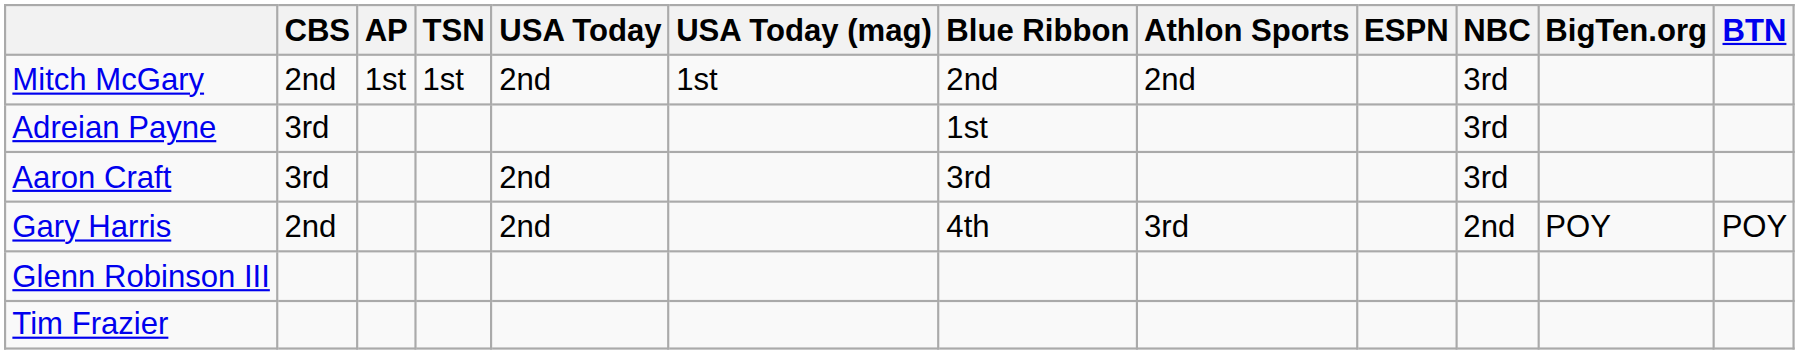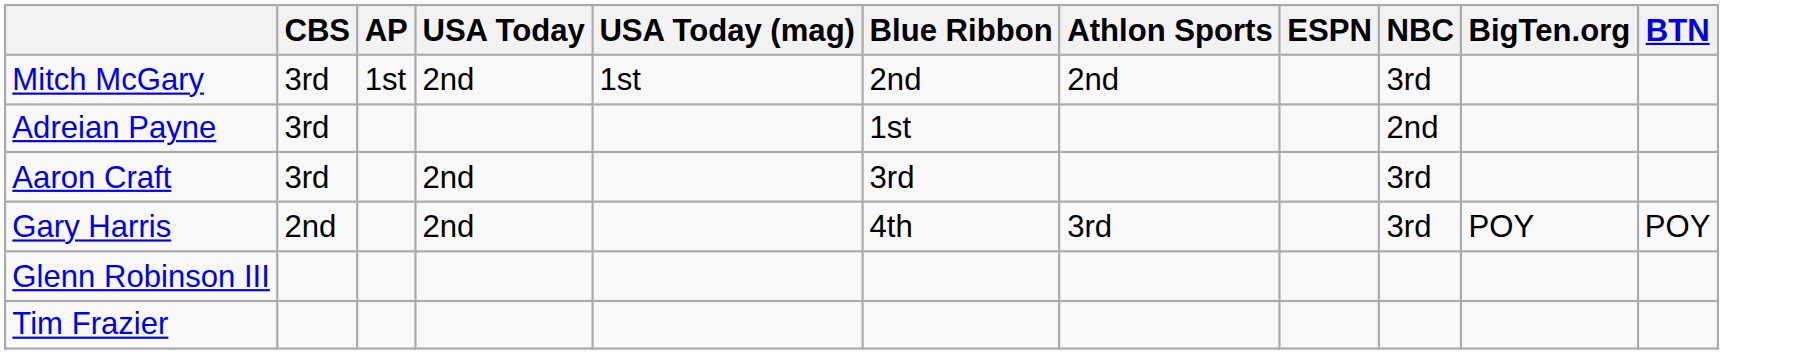- column: (454, 30)
(310, 79) 2nd -> (307, 79) 3rd
(1486, 128) 3rd -> (1413, 128) 2nd
(1489, 227) 2nd -> (1409, 227) 3rd
